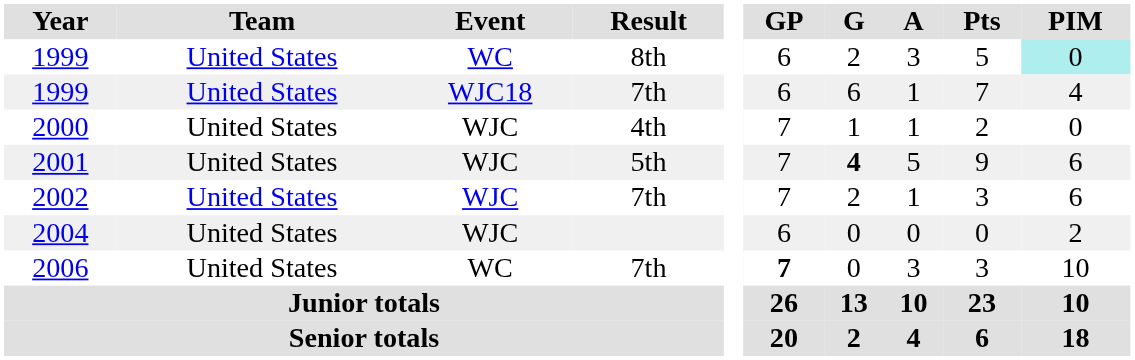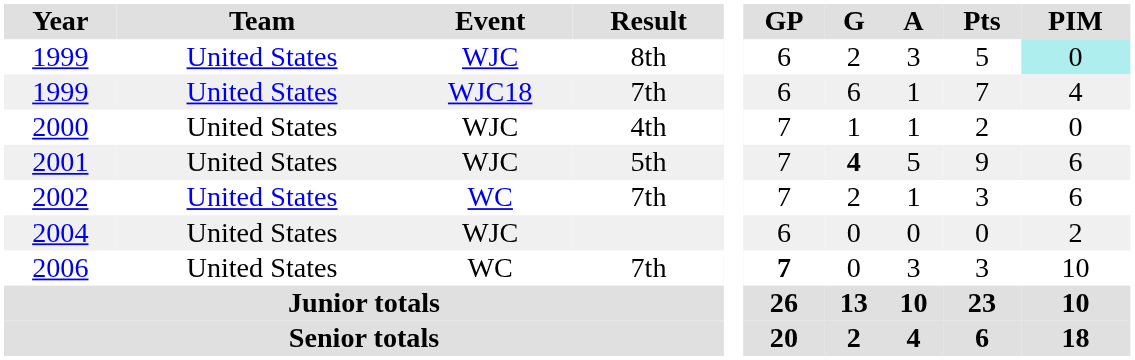(490, 56) WC -> (490, 56) WJC
(490, 197) WJC -> (490, 197) WC
